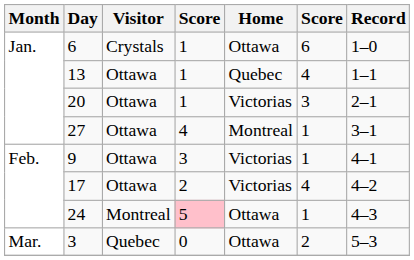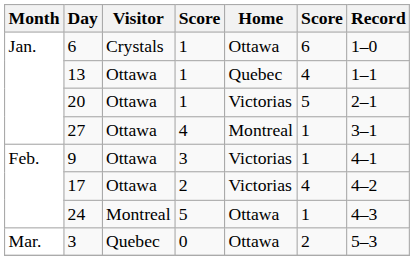(306, 102) 3 -> (306, 102) 5
(183, 213) pink background -> (183, 213) no background
